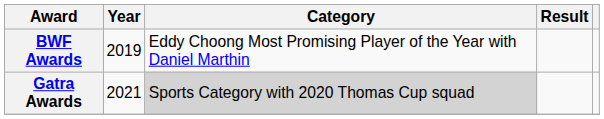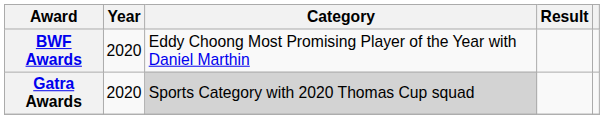(124, 50) 2019 -> (124, 50) 2020
(124, 93) 2021 -> (124, 93) 2020
